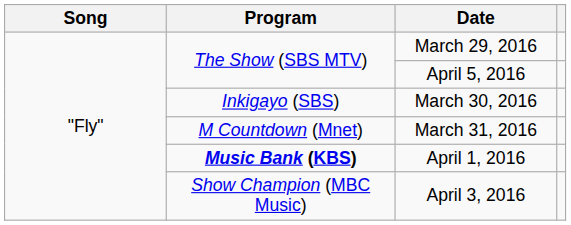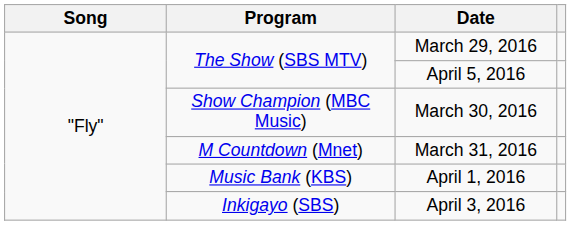(281, 102) Inkigayo (SBS) -> (281, 112) Show Champion (MBC Music)
(281, 158) bold -> (281, 177) normal
(281, 195) Show Champion (MBC Music) -> (281, 205) Inkigayo (SBS)
